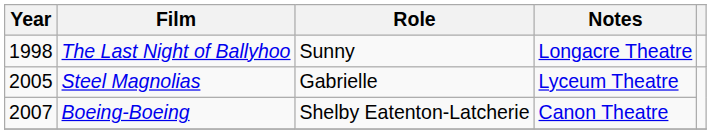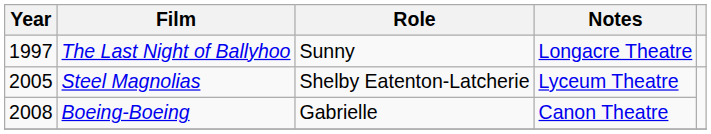(31, 50) 1998 -> (31, 50) 1997
(339, 81) Gabrielle -> (415, 81) Shelby Eatenton-Latcherie
(31, 112) 2007 -> (31, 112) 2008
(415, 112) Shelby Eatenton-Latcherie -> (339, 112) Gabrielle
